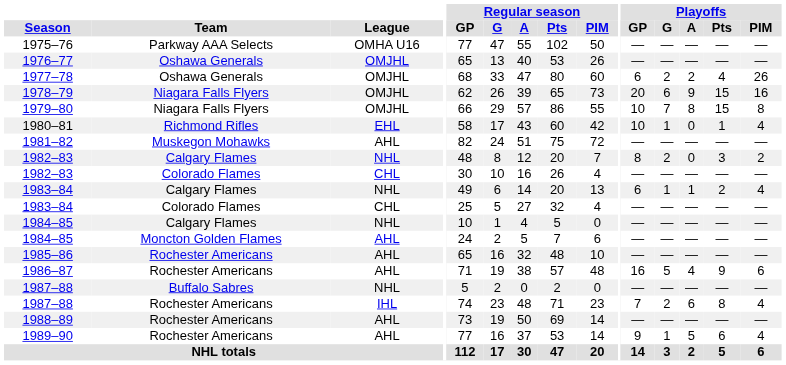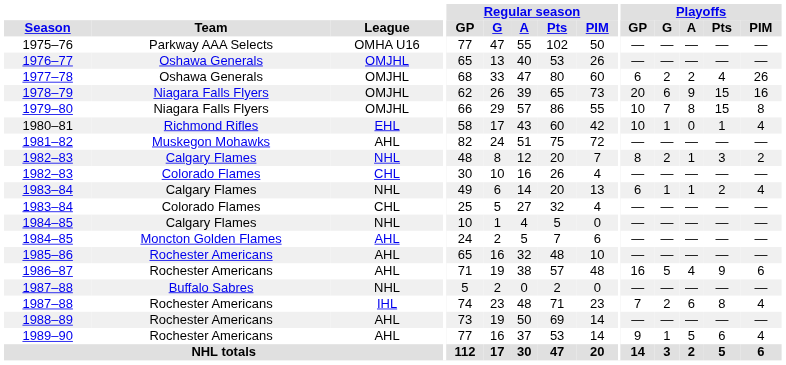(691, 157) 0 -> (691, 157) 1
